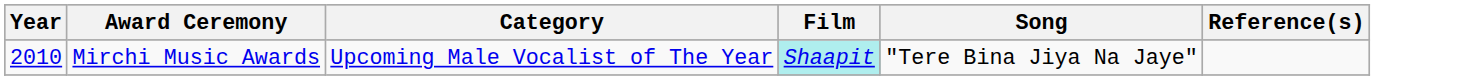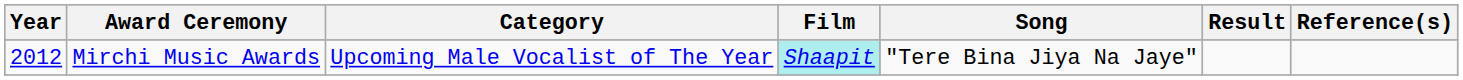+ column: (1247, 23)
(36, 58) 2010 -> (36, 58) 2012
